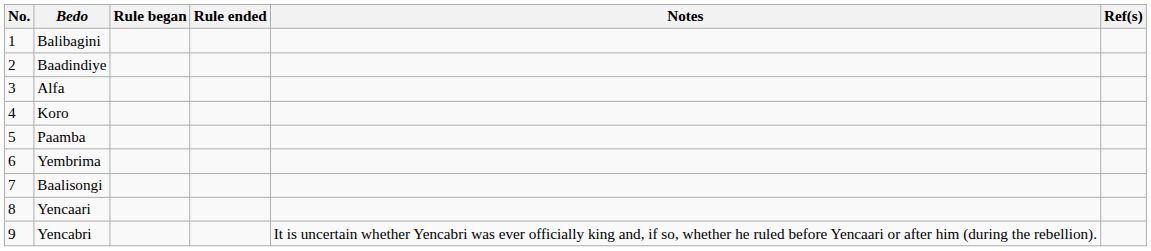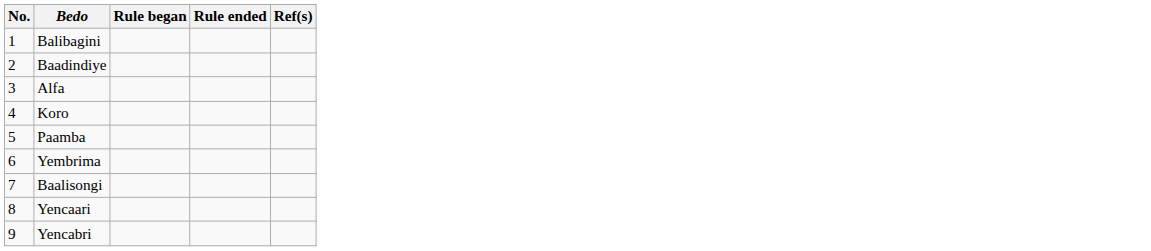- column: (685, 16)
